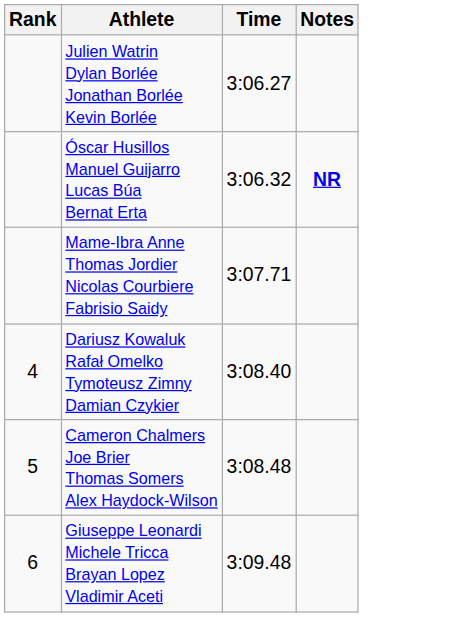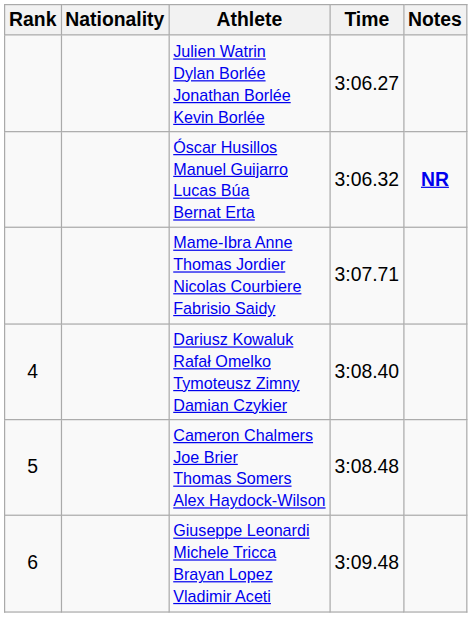+ column: (115, 19)
